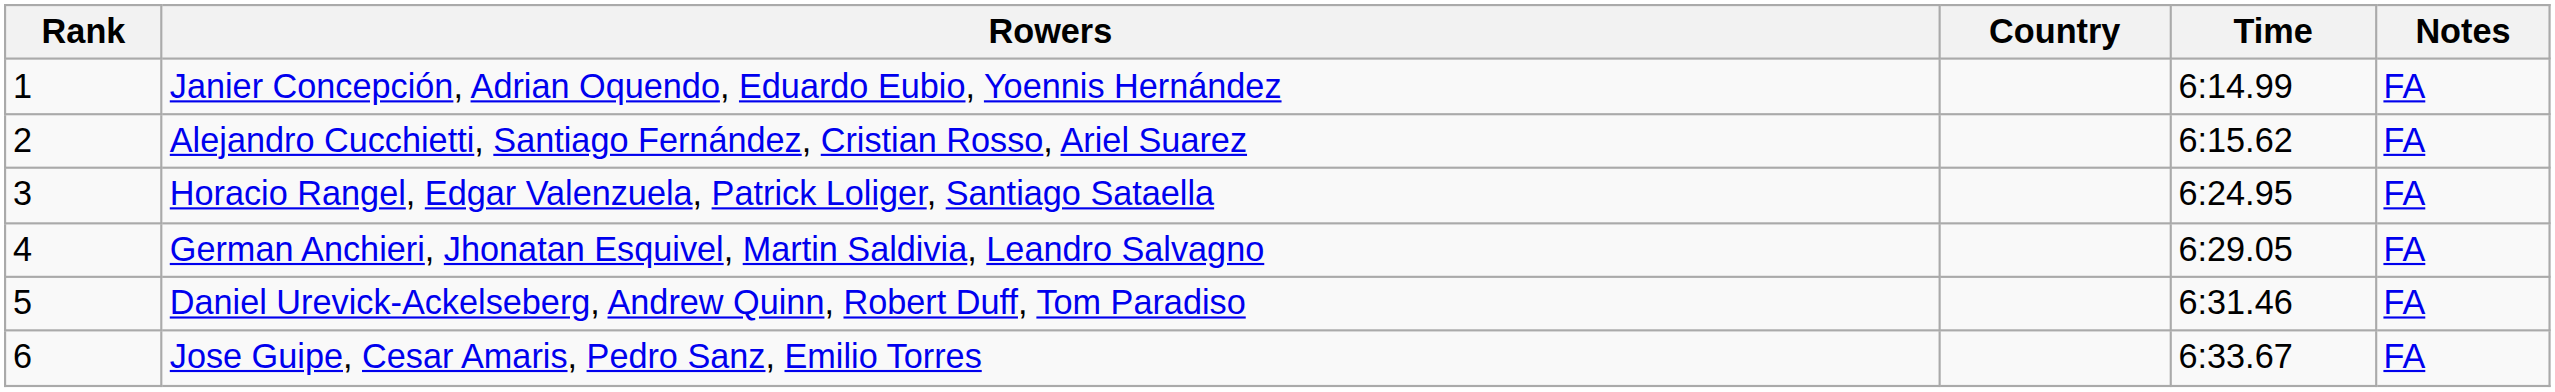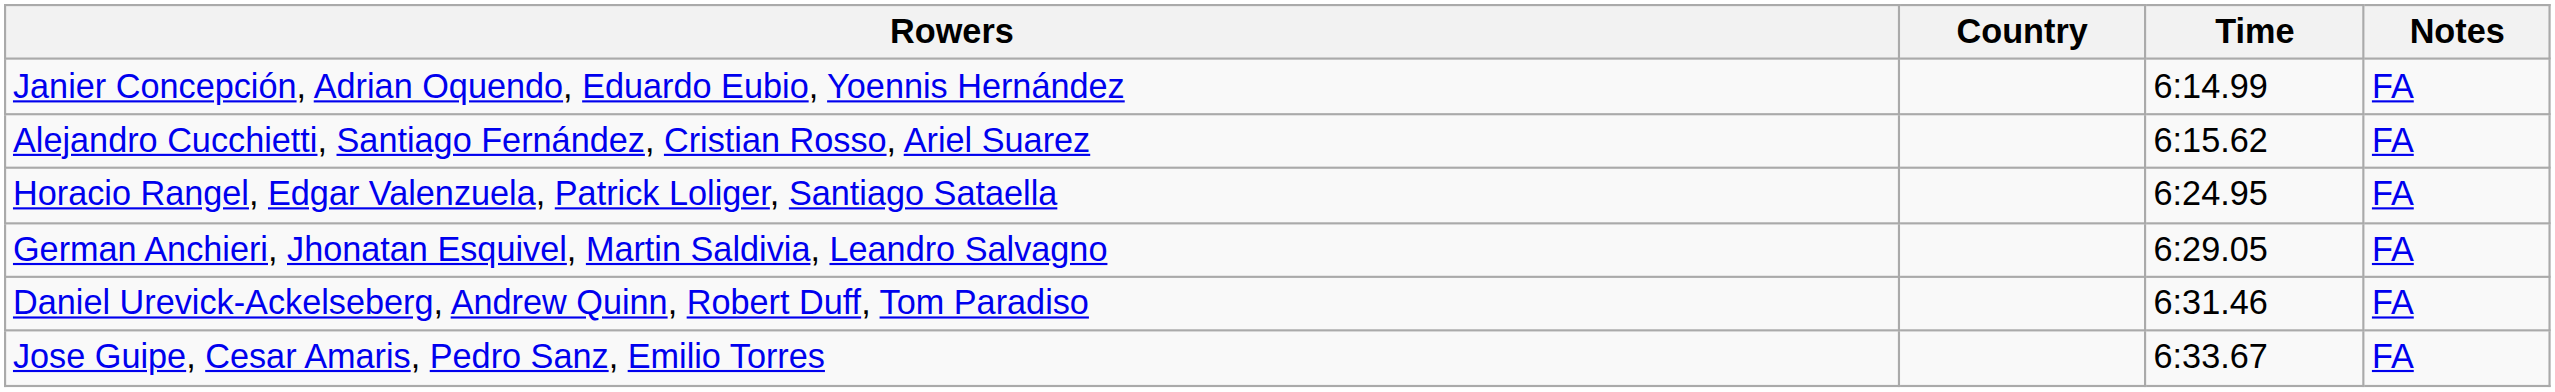- column: (83, 31)
